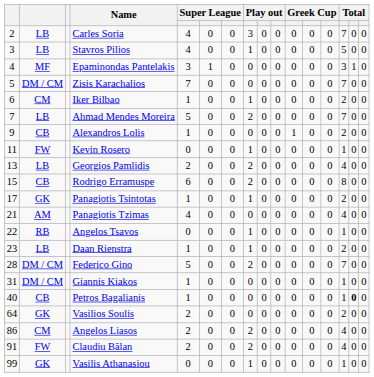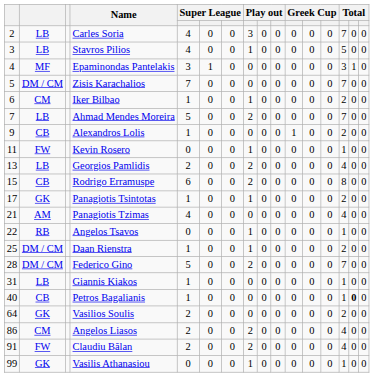(12, 248) 23 -> (12, 248) 25
(42, 248) LB -> (42, 248) DM / CM
(42, 281) DM / CM -> (42, 281) LB
